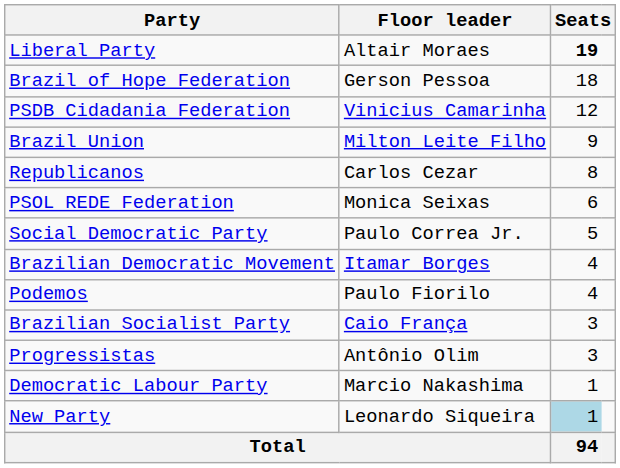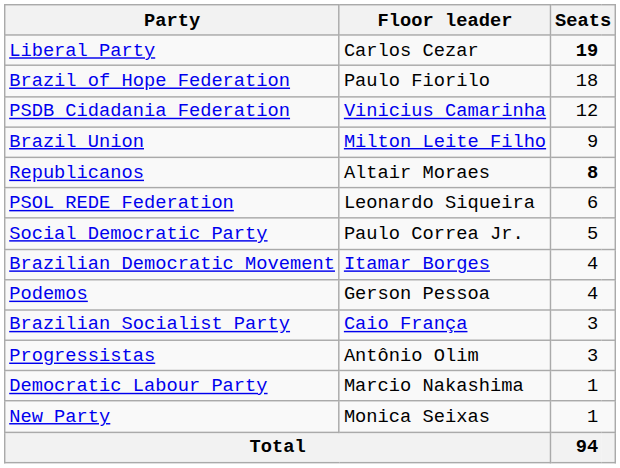(417, 50) Altair Moraes -> (411, 50) Carlos Cezar
(417, 81) Gerson Pessoa -> (417, 81) Paulo Fiorilo
(411, 173) Carlos Cezar -> (417, 173) Altair Moraes
(593, 173) normal -> (593, 173) bold
(417, 203) Monica Seixas -> (439, 203) Leonardo Siqueira
(417, 295) Paulo Fiorilo -> (417, 295) Gerson Pessoa
(439, 417) Leonardo Siqueira -> (417, 417) Monica Seixas
(593, 417) lightblue background -> (593, 417) no background
